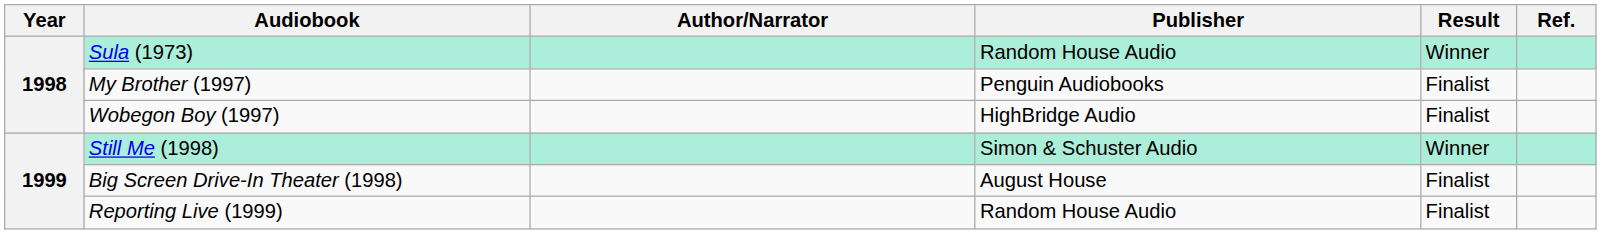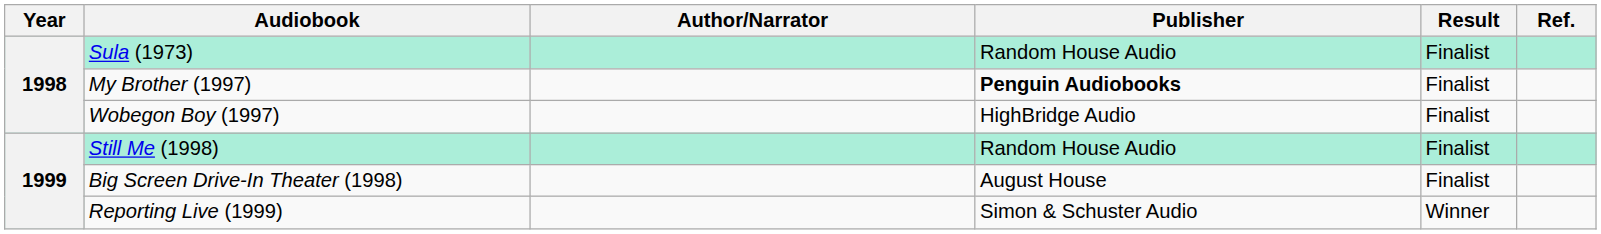(1458, 52) Winner -> (1458, 52) Finalist
(1072, 84) normal -> (1080, 84) bold
(1089, 148) Simon & Schuster Audio -> (1078, 148) Random House Audio
(1458, 148) Winner -> (1458, 148) Finalist
(1078, 212) Random House Audio -> (1089, 212) Simon & Schuster Audio
(1458, 212) Finalist -> (1458, 212) Winner
